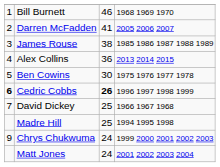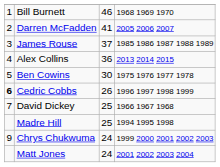(107, 43) 38 -> (107, 43) 37
(107, 91) bold -> (107, 91) normal
